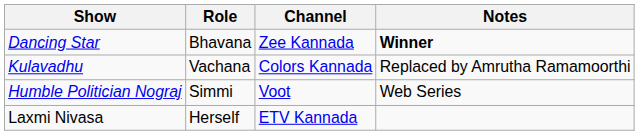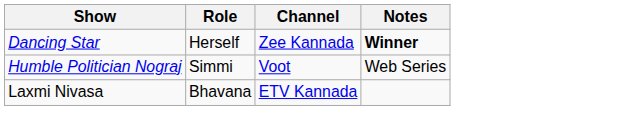(220, 42) Bhavana -> (214, 42) Herself
- row: (46, 67)
(214, 117) Herself -> (220, 92) Bhavana
